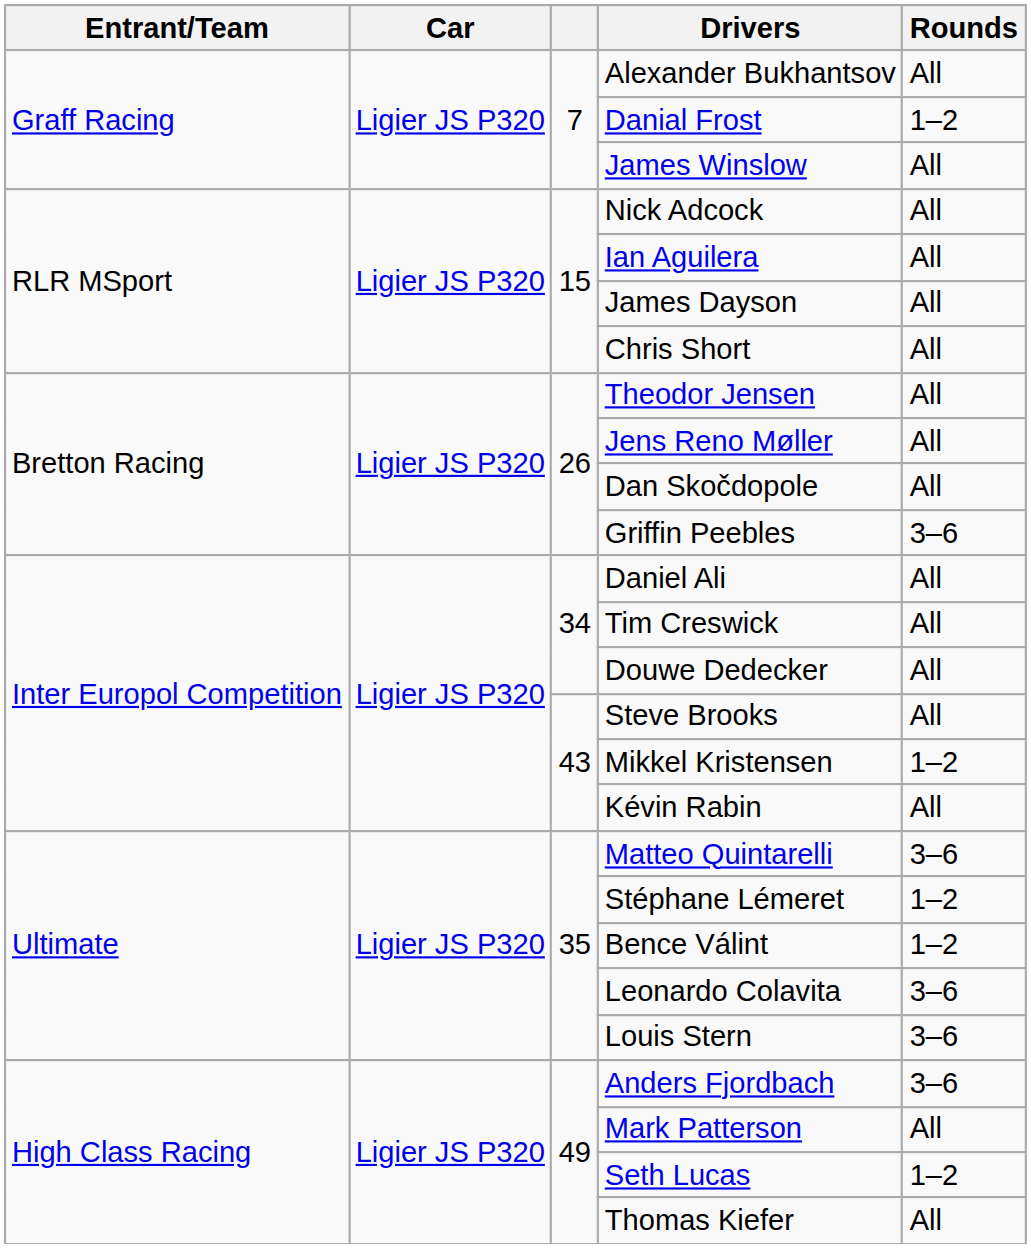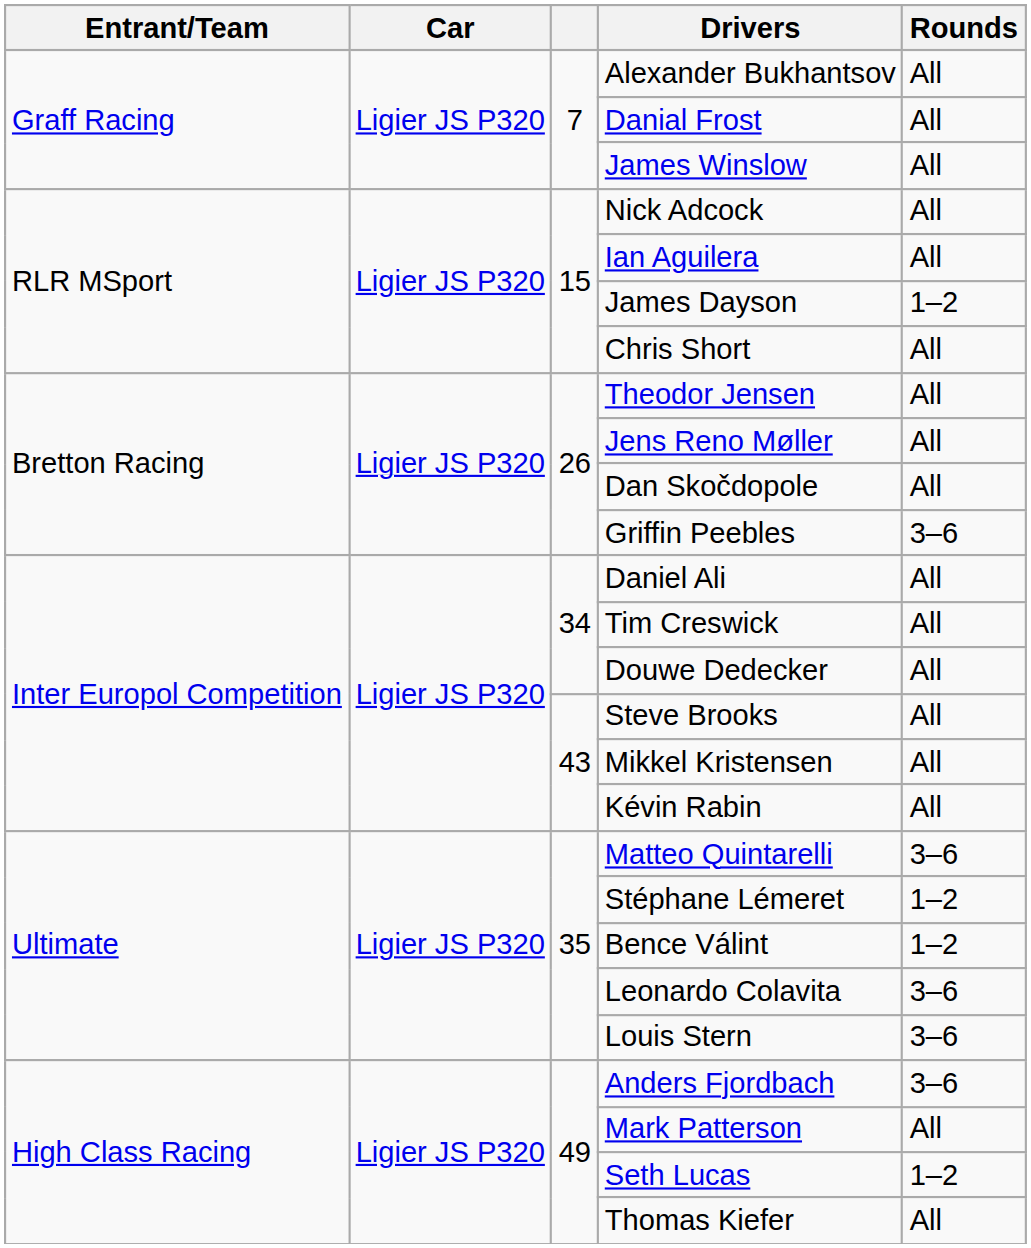(934, 119) 1–2 -> (926, 119) All
(926, 303) All -> (934, 303) 1–2
(934, 762) 1–2 -> (926, 762) All
